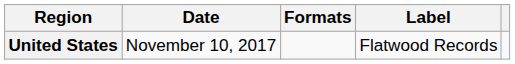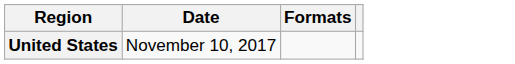- column: (428, 18)
